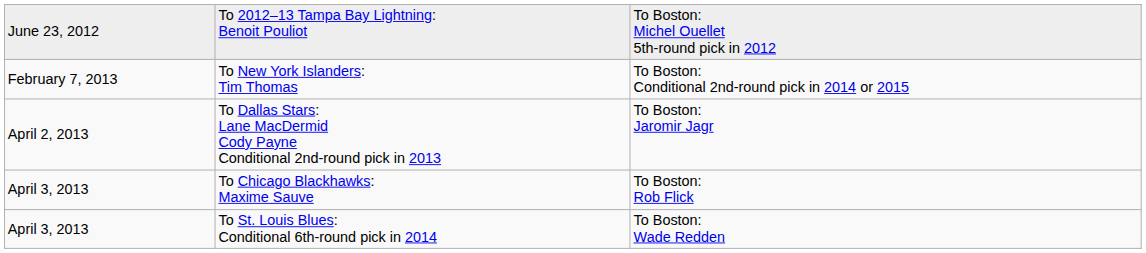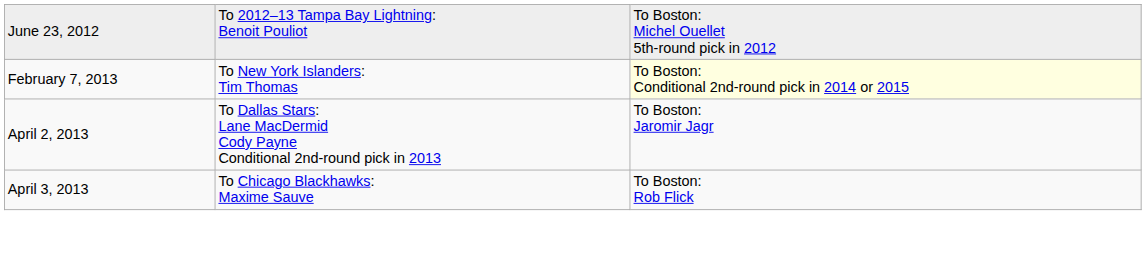(771, 79) no background -> (771, 79) lightyellow background
- row: (328, 228)
